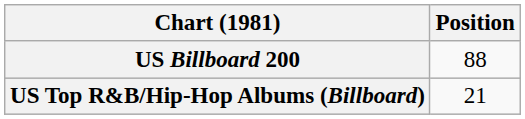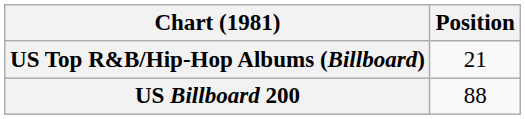rows swapped: (217, 59) <-> (217, 95)
